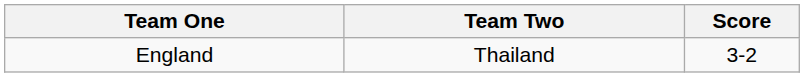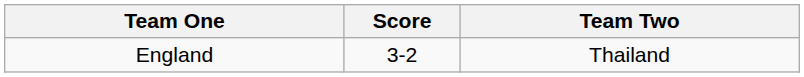columns swapped: (514, 21) <-> (742, 21)
